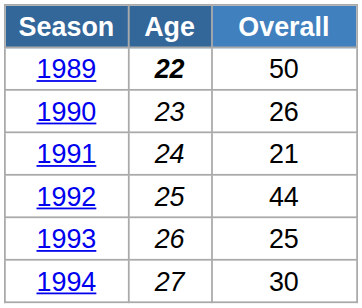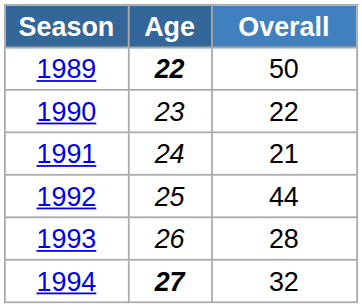(284, 112) 26 -> (284, 112) 22
(284, 239) 25 -> (284, 239) 28
(170, 282) normal -> (170, 282) bold
(284, 282) 30 -> (284, 282) 32
